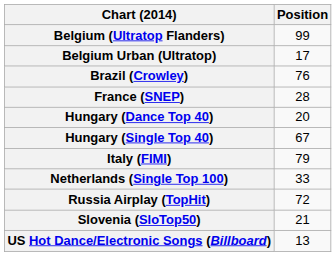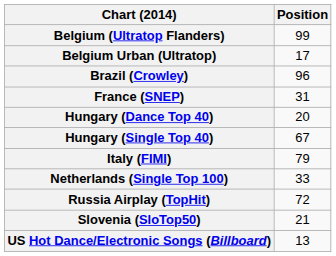(302, 76) 76 -> (302, 76) 96
(302, 96) 28 -> (302, 96) 31
